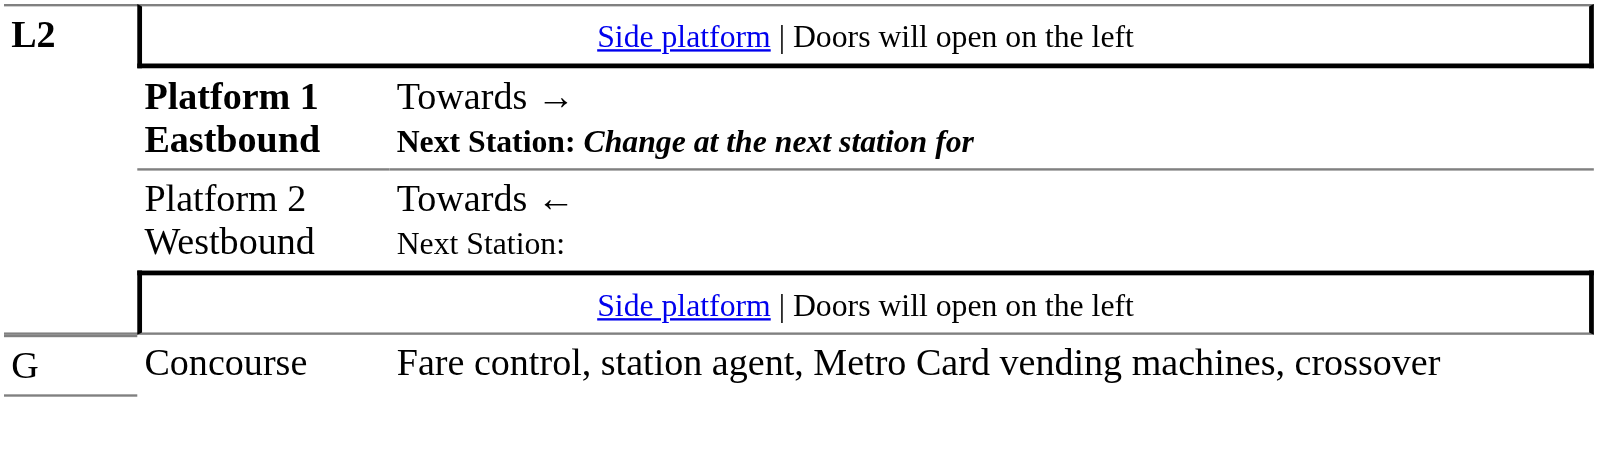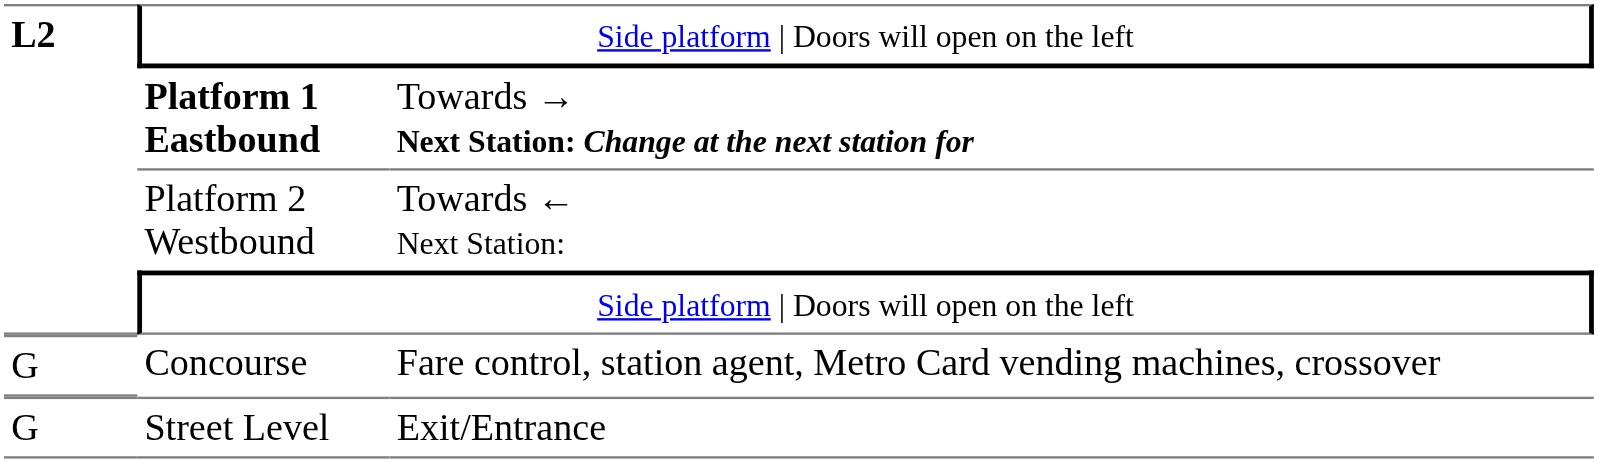+ row: (237, 426)
